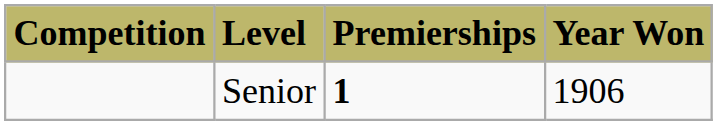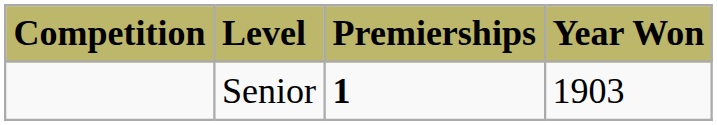(589, 90) 1906 -> (589, 90) 1903
